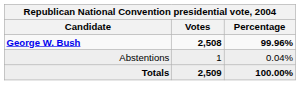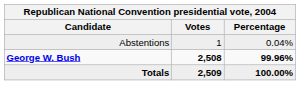rows swapped: (43, 42) <-> (144, 58)
